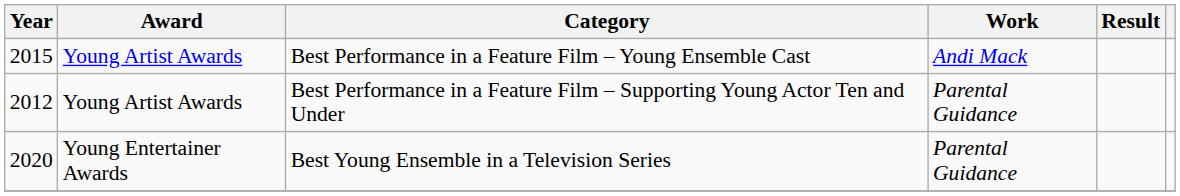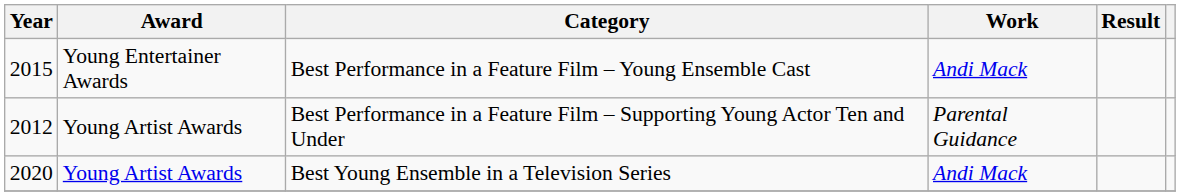(153, 55) Young Artist Awards -> (142, 68) Young Entertainer Awards
(142, 160) Young Entertainer Awards -> (153, 172) Young Artist Awards
(975, 160) Parental Guidance -> (980, 172) Andi Mack
